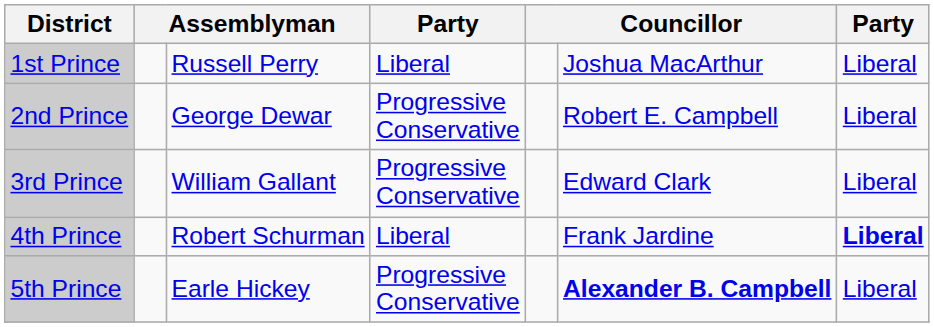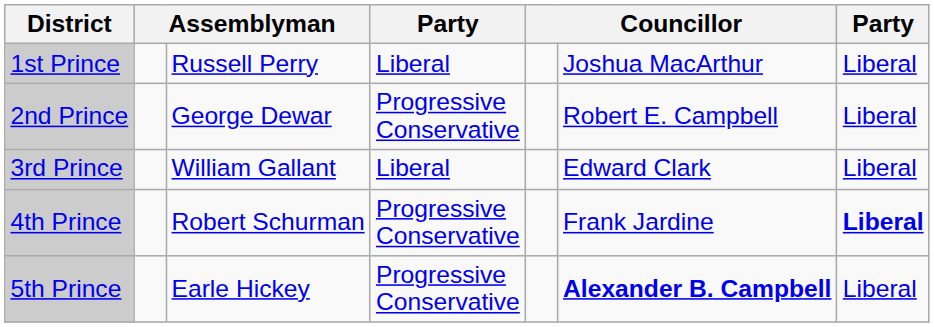(448, 182) Progressive Conservative -> (413, 168) Liberal
(413, 235) Liberal -> (448, 221) Progressive Conservative
